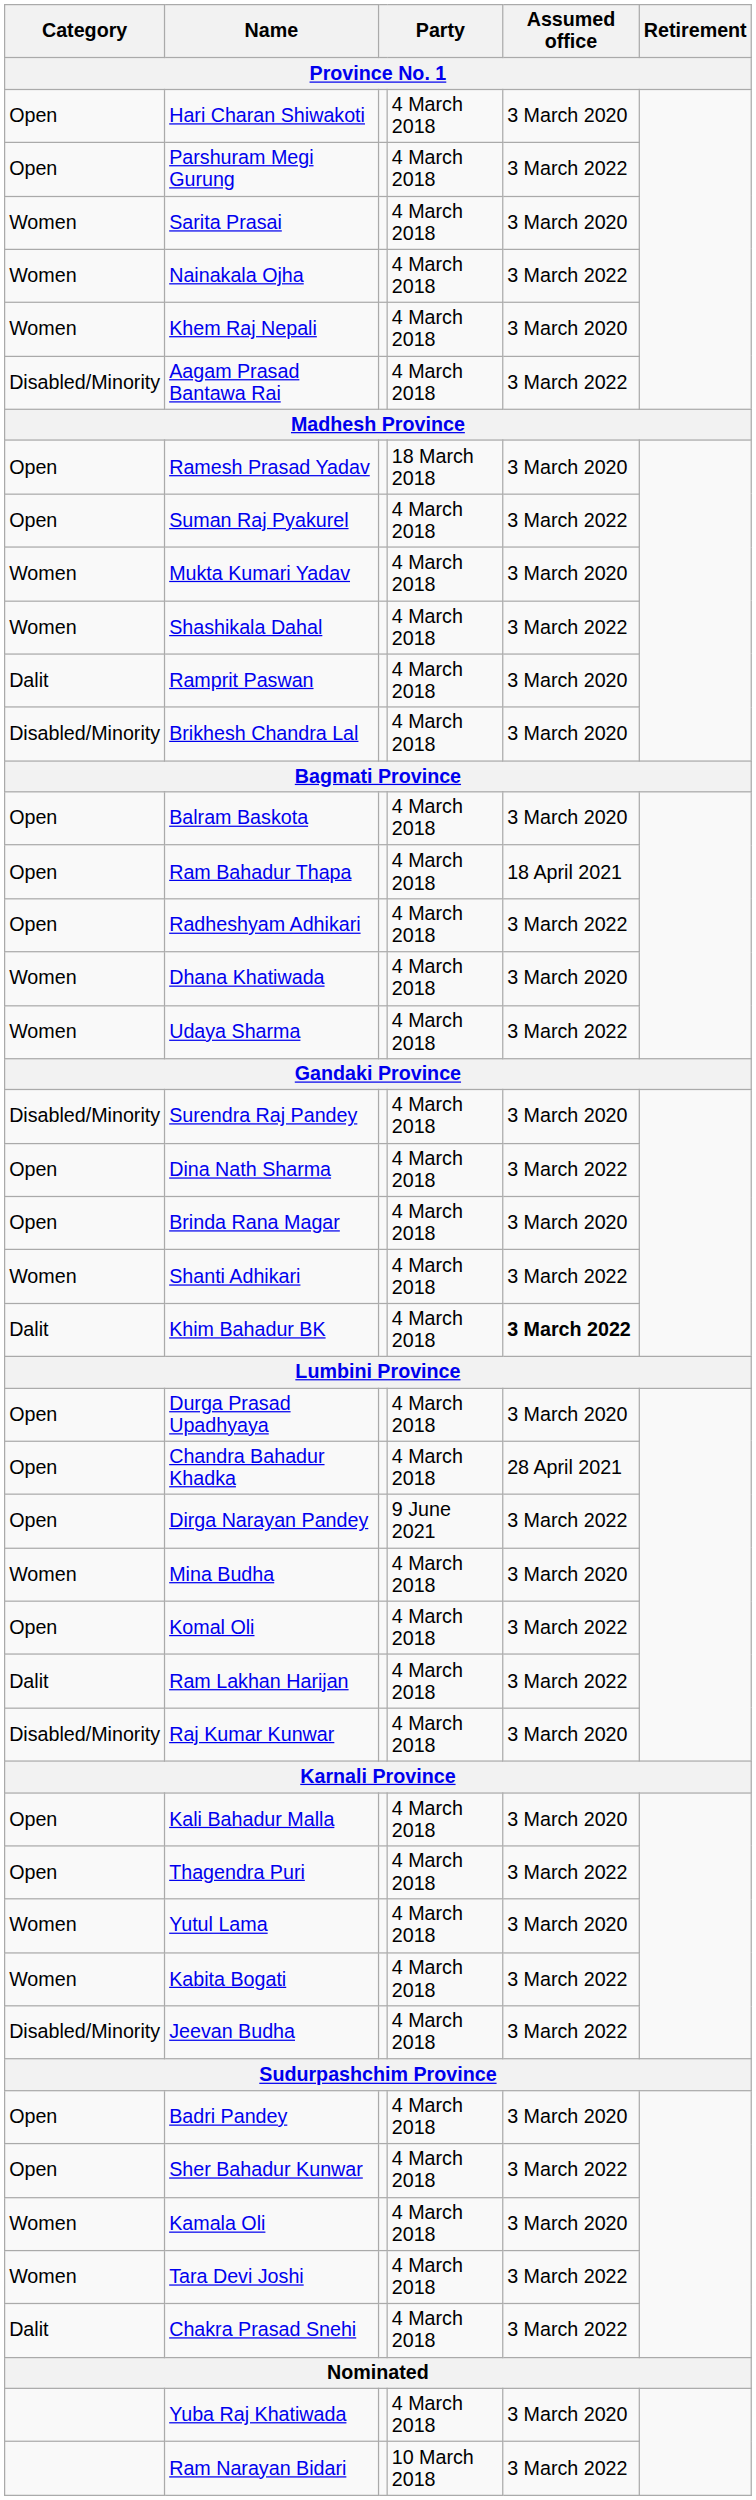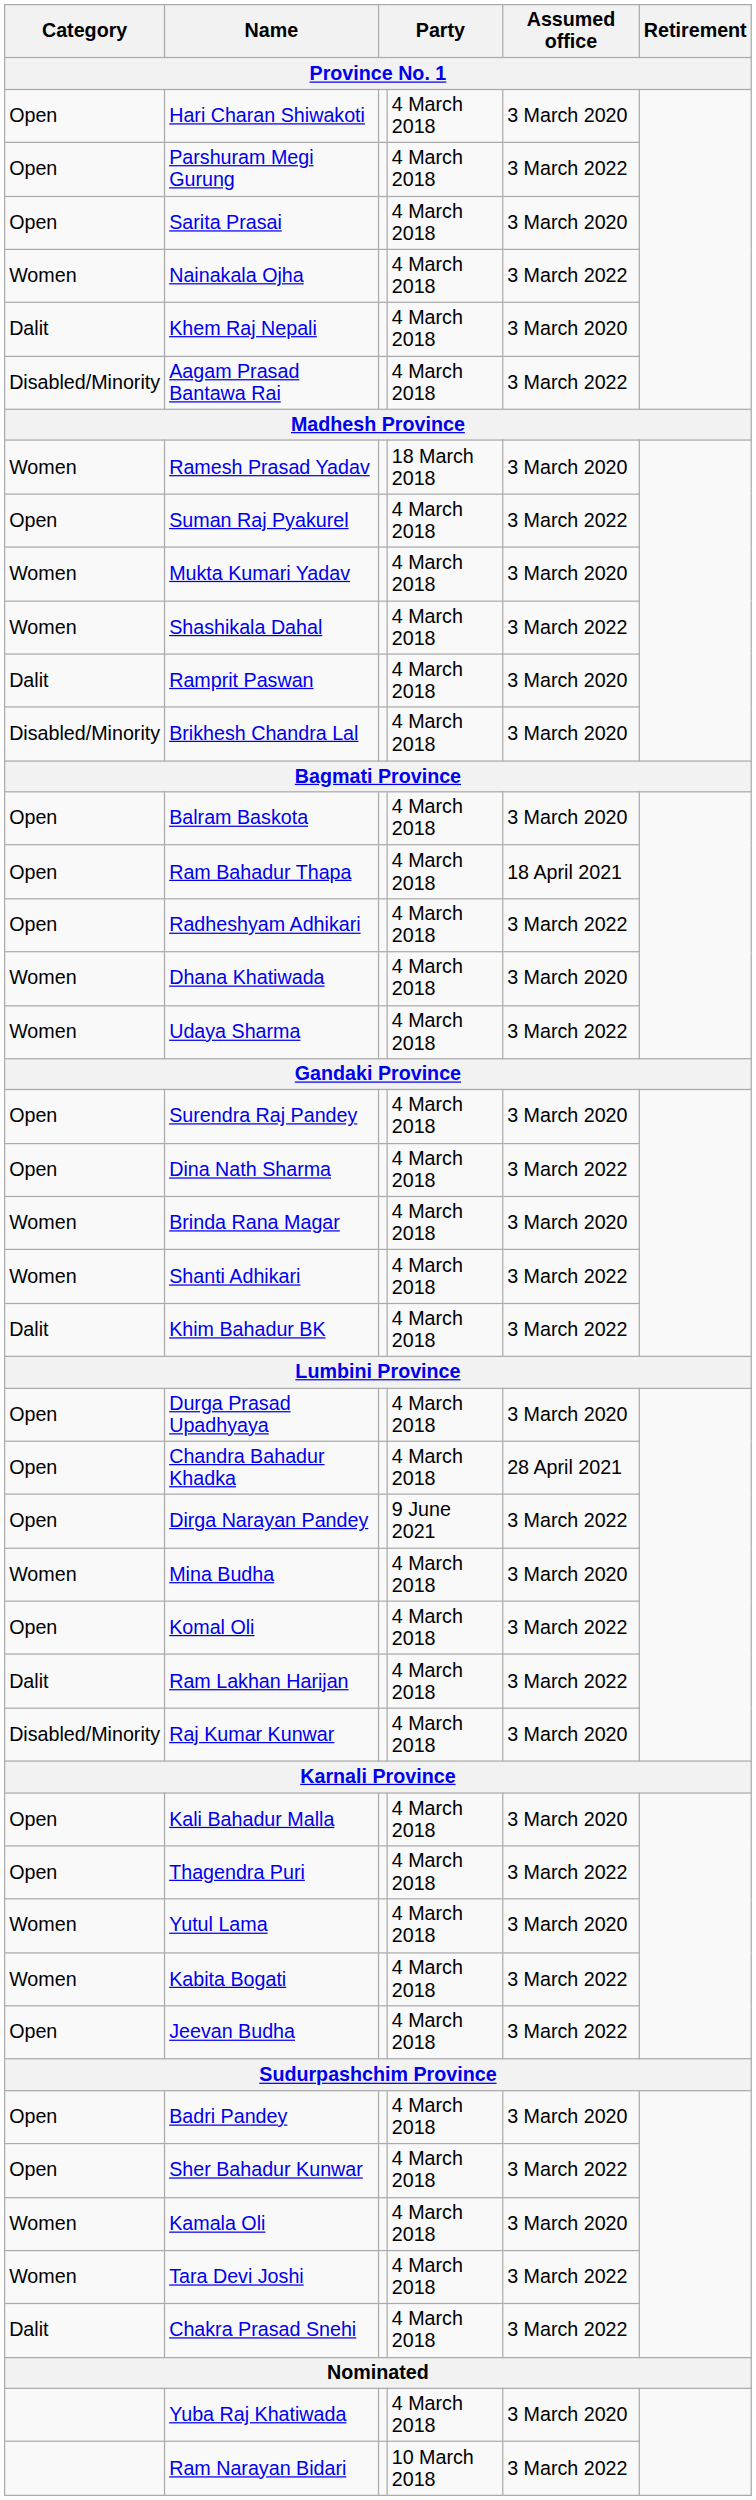(43, 222) Women -> (33, 222) Open
(43, 329) Women -> (29, 329) Dalit
(33, 467) Open -> (43, 467) Women
(85, 1116) Disabled/Minority -> (33, 1116) Open
(33, 1223) Open -> (43, 1223) Women
(569, 1329) bold -> (567, 1329) normal
(85, 2032) Disabled/Minority -> (33, 2032) Open
